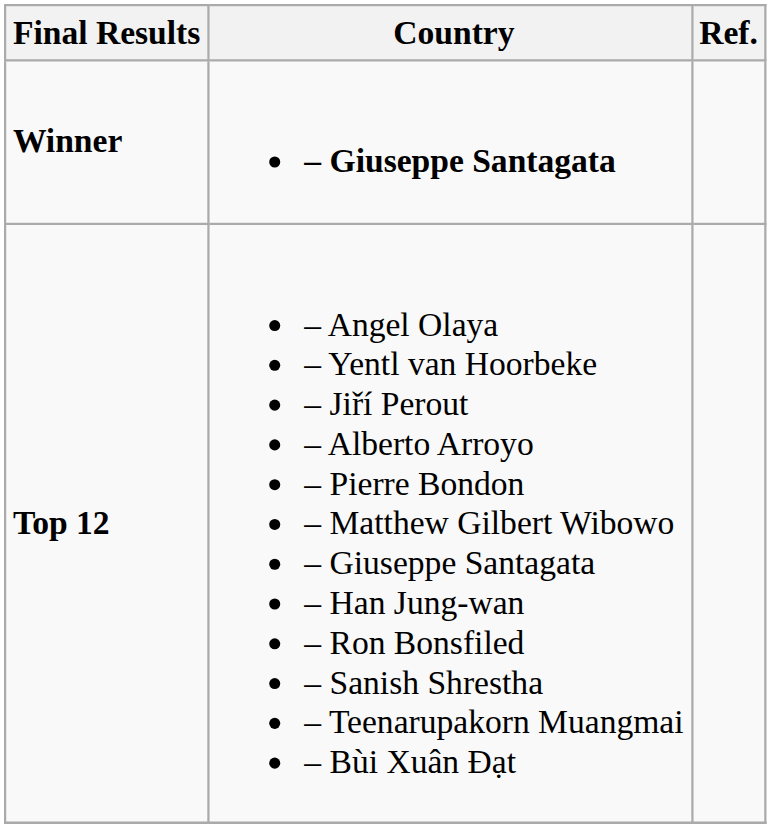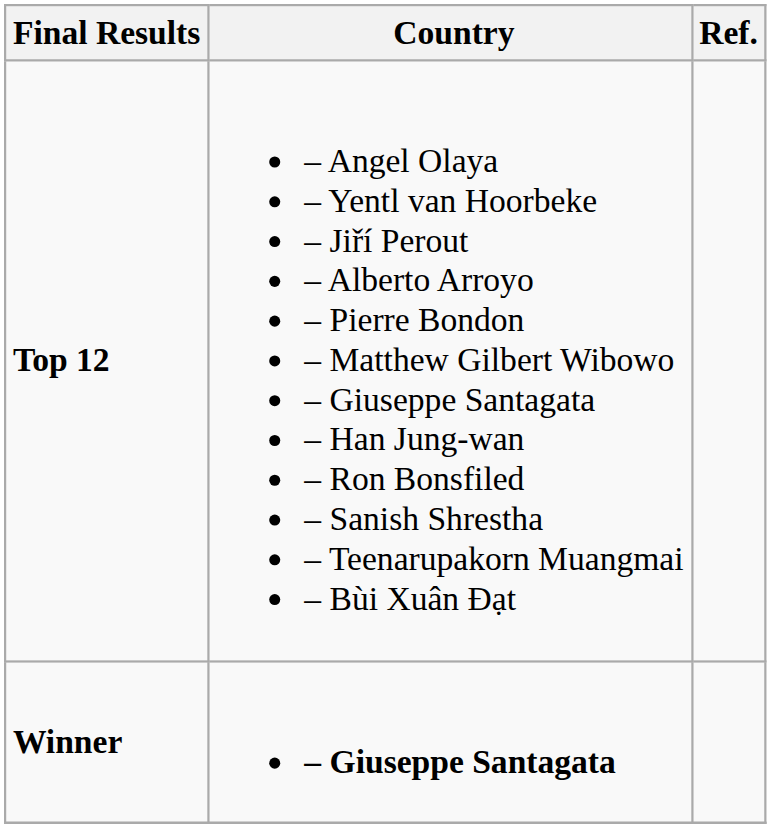rows swapped: (68, 141) <-> (61, 522)
